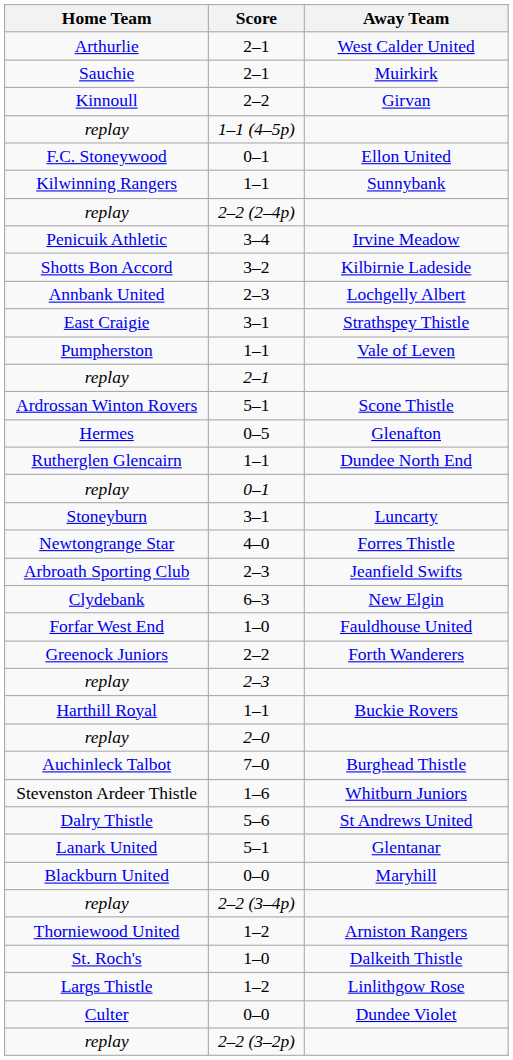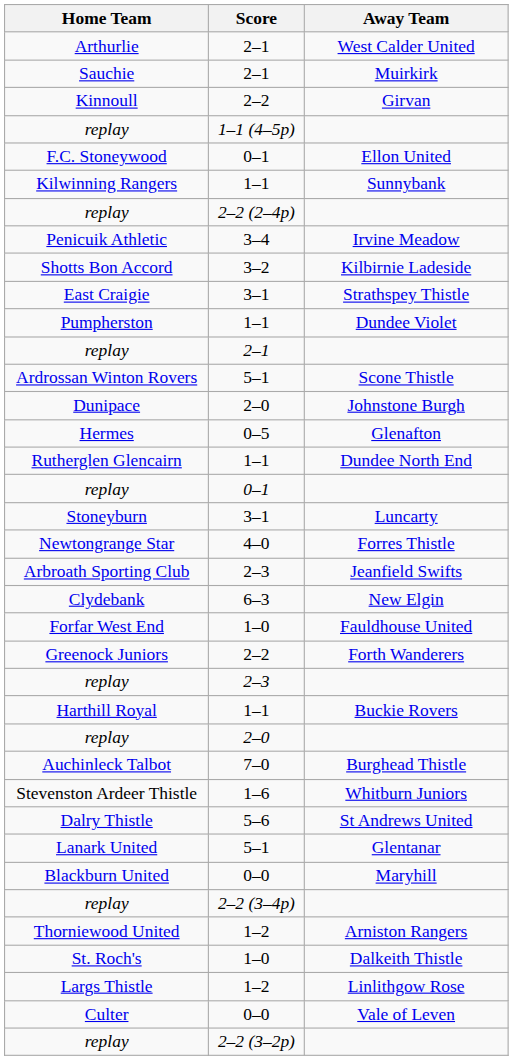- row: (107, 294)
(406, 350) Vale of Leven -> (406, 322) Dundee Violet
+ row: (107, 405)
(406, 1014) Dundee Violet -> (406, 1014) Vale of Leven
